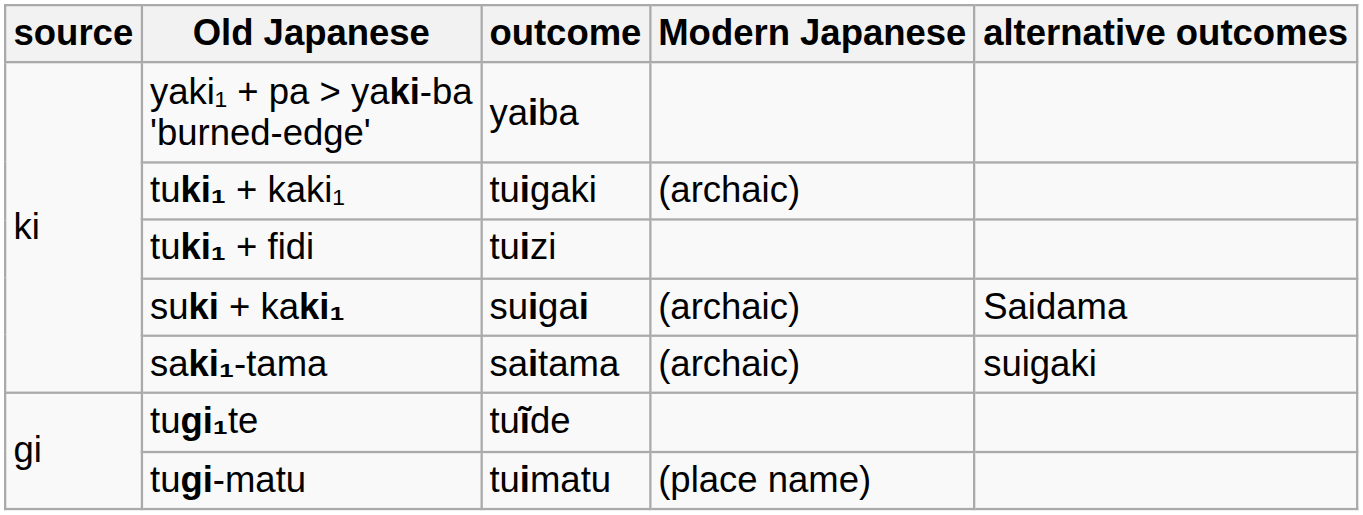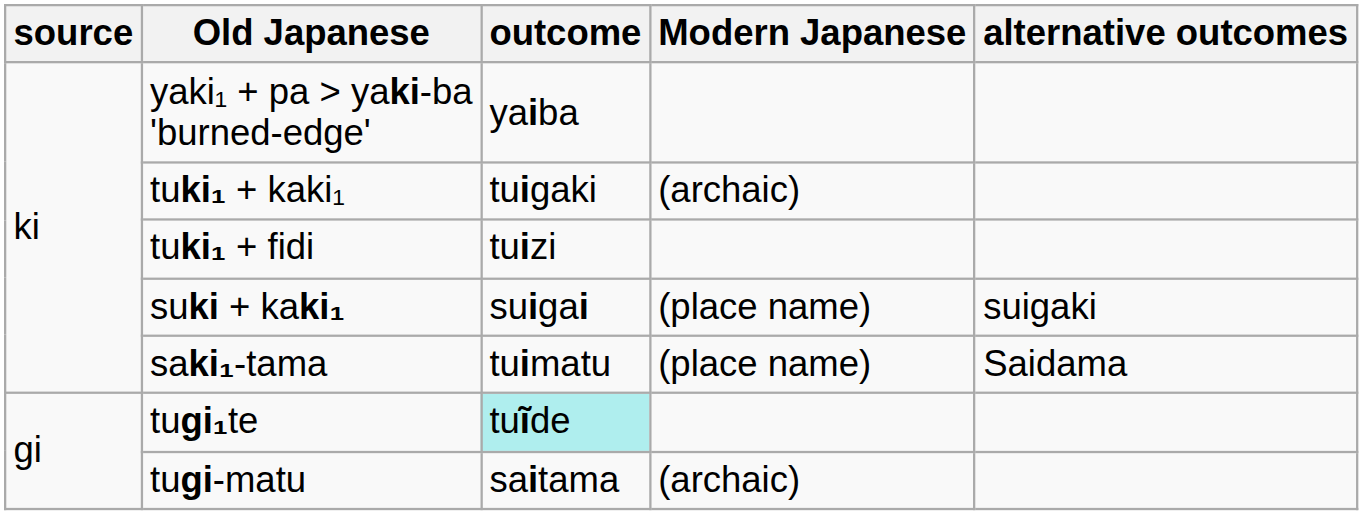(729, 305) (archaic) -> (765, 305) (place name)
(1055, 305) Saidama -> (1040, 305) suigaki
(554, 363) saitama -> (550, 363) tuimatu
(729, 363) (archaic) -> (765, 363) (place name)
(1040, 363) suigaki -> (1055, 363) Saidama
(530, 421) no background -> (530, 421) paleturquoise background
(550, 479) tuimatu -> (554, 479) saitama
(765, 479) (place name) -> (729, 479) (archaic)
